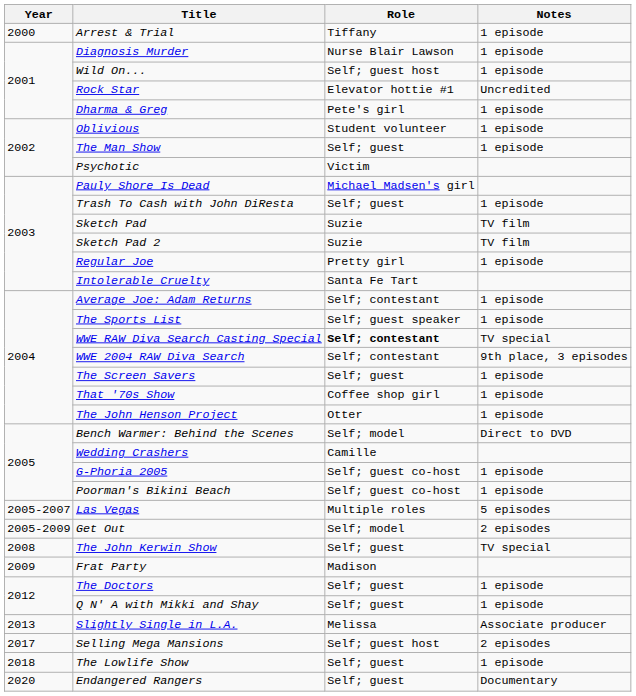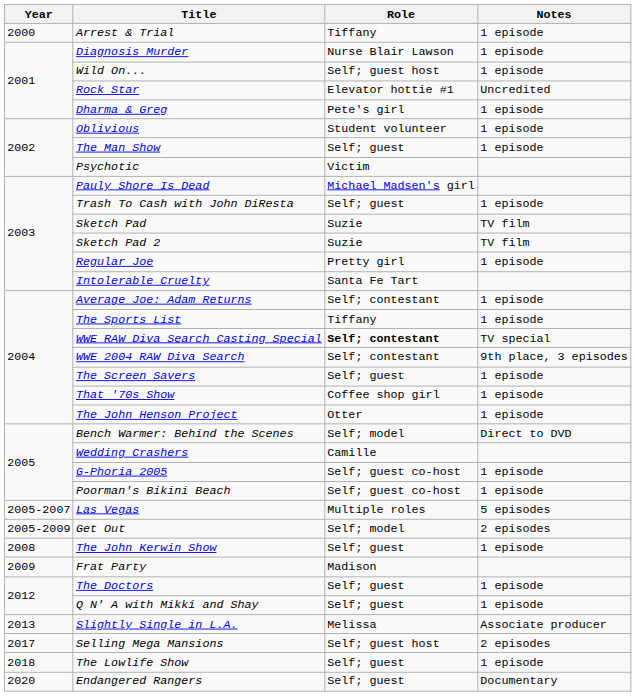(394, 319) Self; guest speaker -> (352, 319) Tiffany
(515, 548) TV special -> (512, 548) 1 episode
